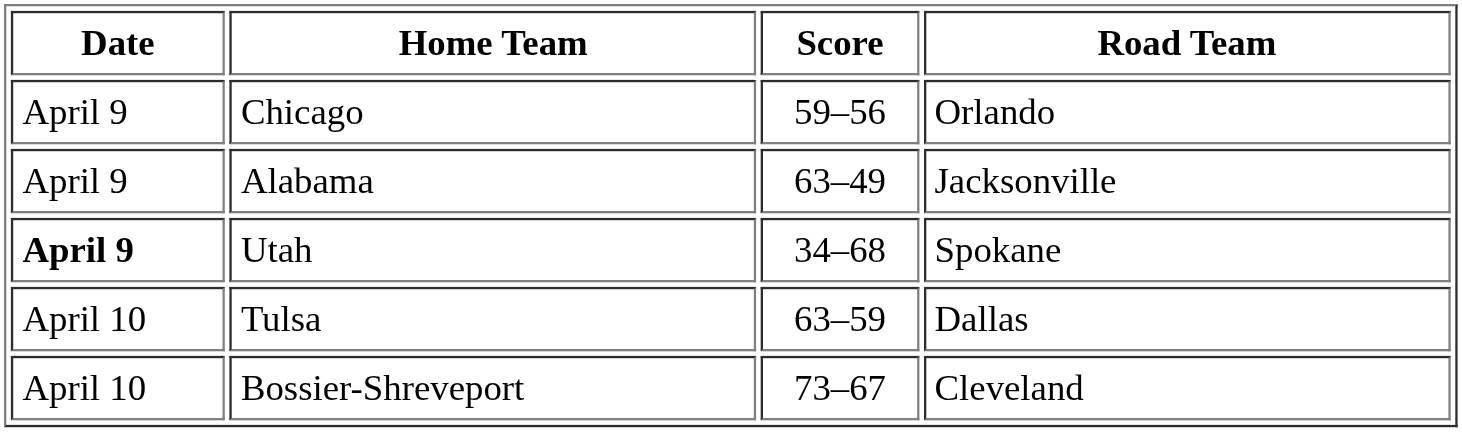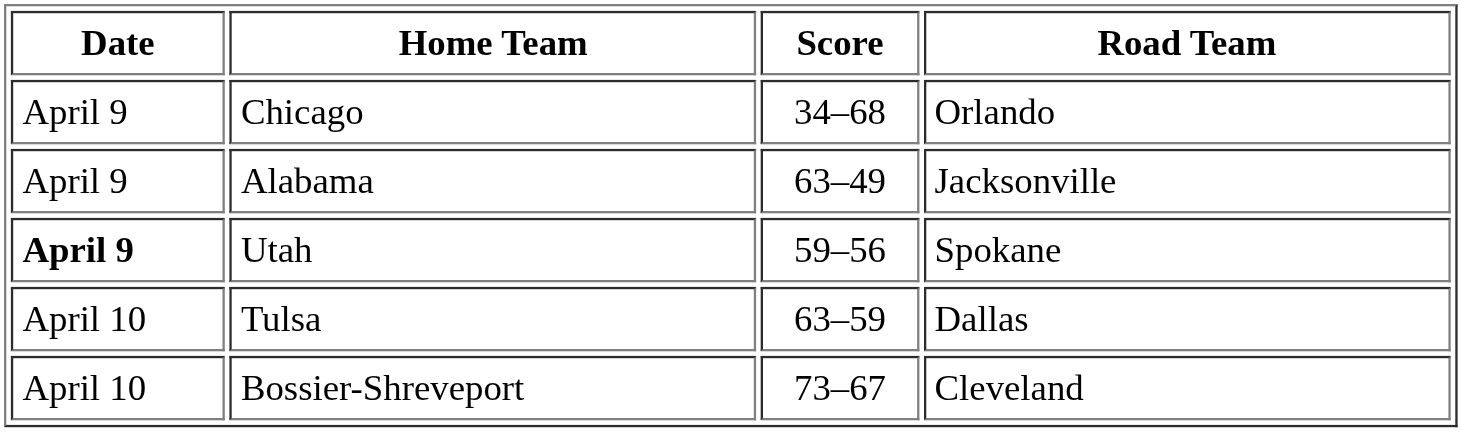(840, 111) 59–56 -> (840, 111) 34–68
(840, 249) 34–68 -> (840, 249) 59–56
